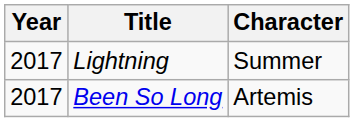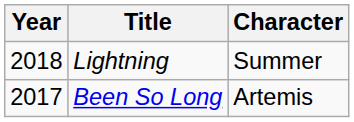(36, 60) 2017 -> (36, 60) 2018
